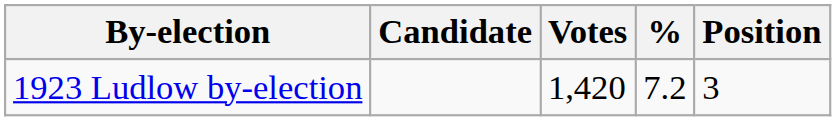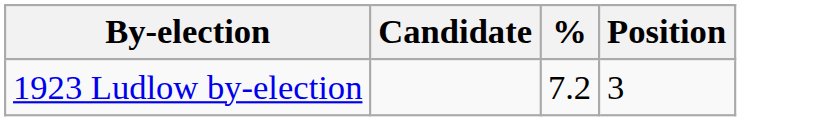- column: (588, 31)
